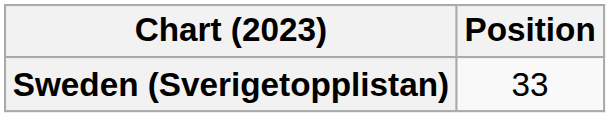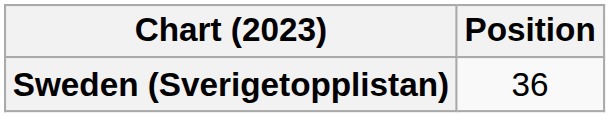(530, 83) 33 -> (530, 83) 36
